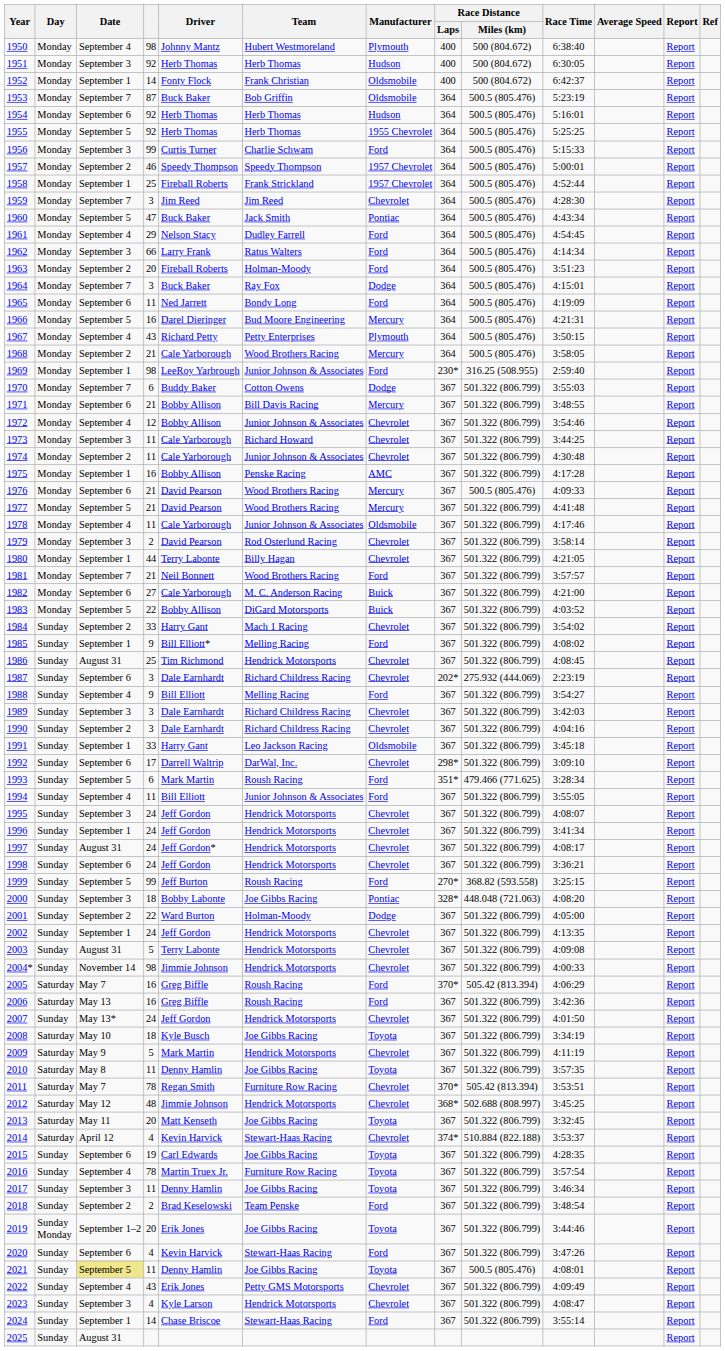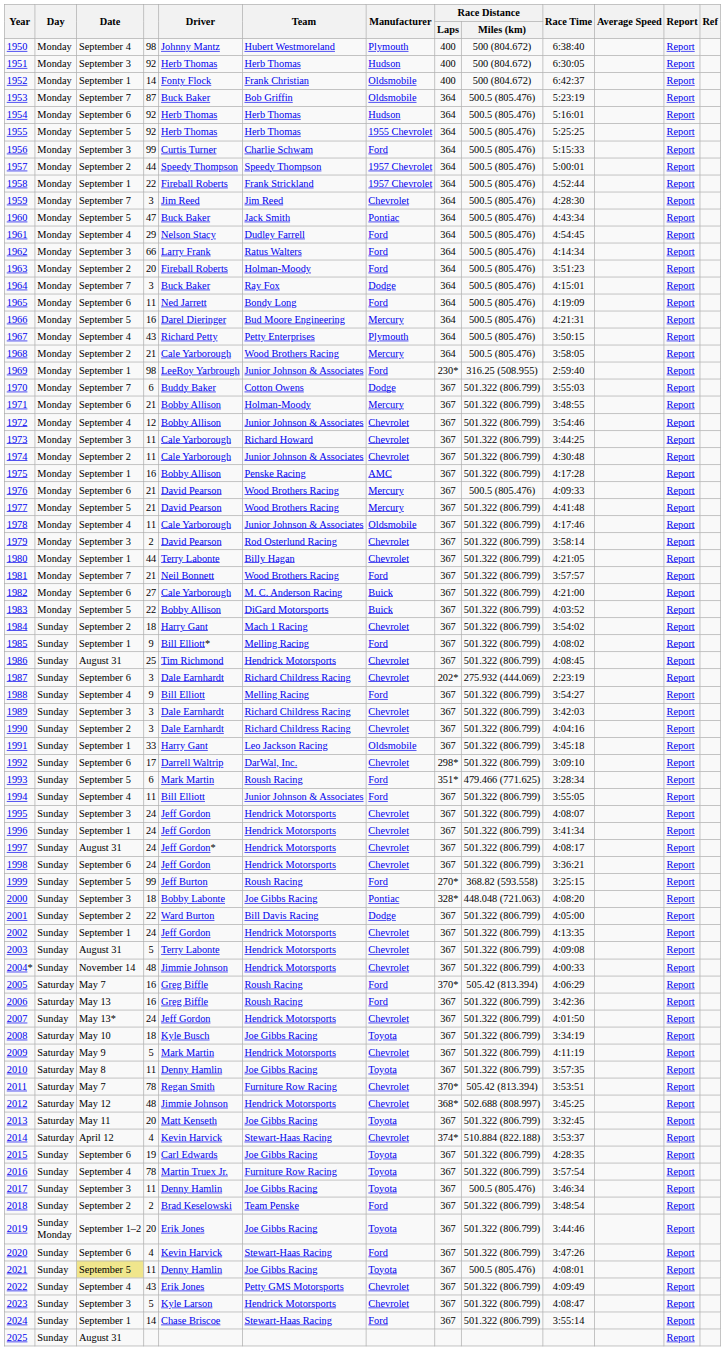(151, 166) 46 -> (151, 166) 44
(151, 183) 25 -> (151, 183) 22
(281, 405) Bill Davis Racing -> (278, 405) Holman-Moody
(151, 626) 33 -> (151, 626) 18
(278, 916) Holman-Moody -> (281, 916) Bill Davis Racing
(151, 967) 98 -> (151, 967) 48
(502, 1189) 501.322 (806.799) -> (502, 1189) 500.5 (805.476)
(151, 1303) 4 -> (151, 1303) 5
